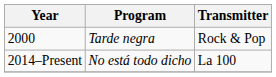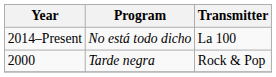rows swapped: (21, 38) <-> (45, 61)
